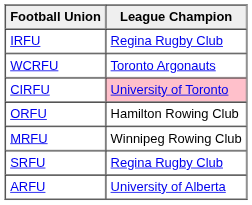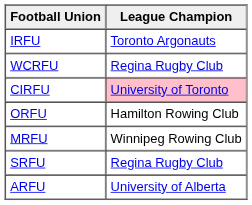(167, 41) Regina Rugby Club -> (163, 41) Toronto Argonauts
(163, 65) Toronto Argonauts -> (167, 65) Regina Rugby Club
